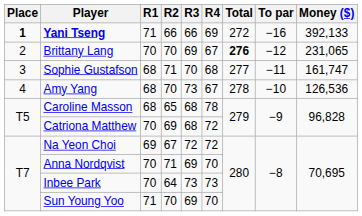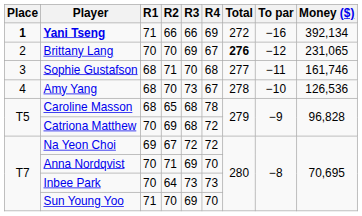(327, 32) 392,133 -> (327, 32) 392,134
(327, 70) 161,747 -> (327, 70) 161,746
